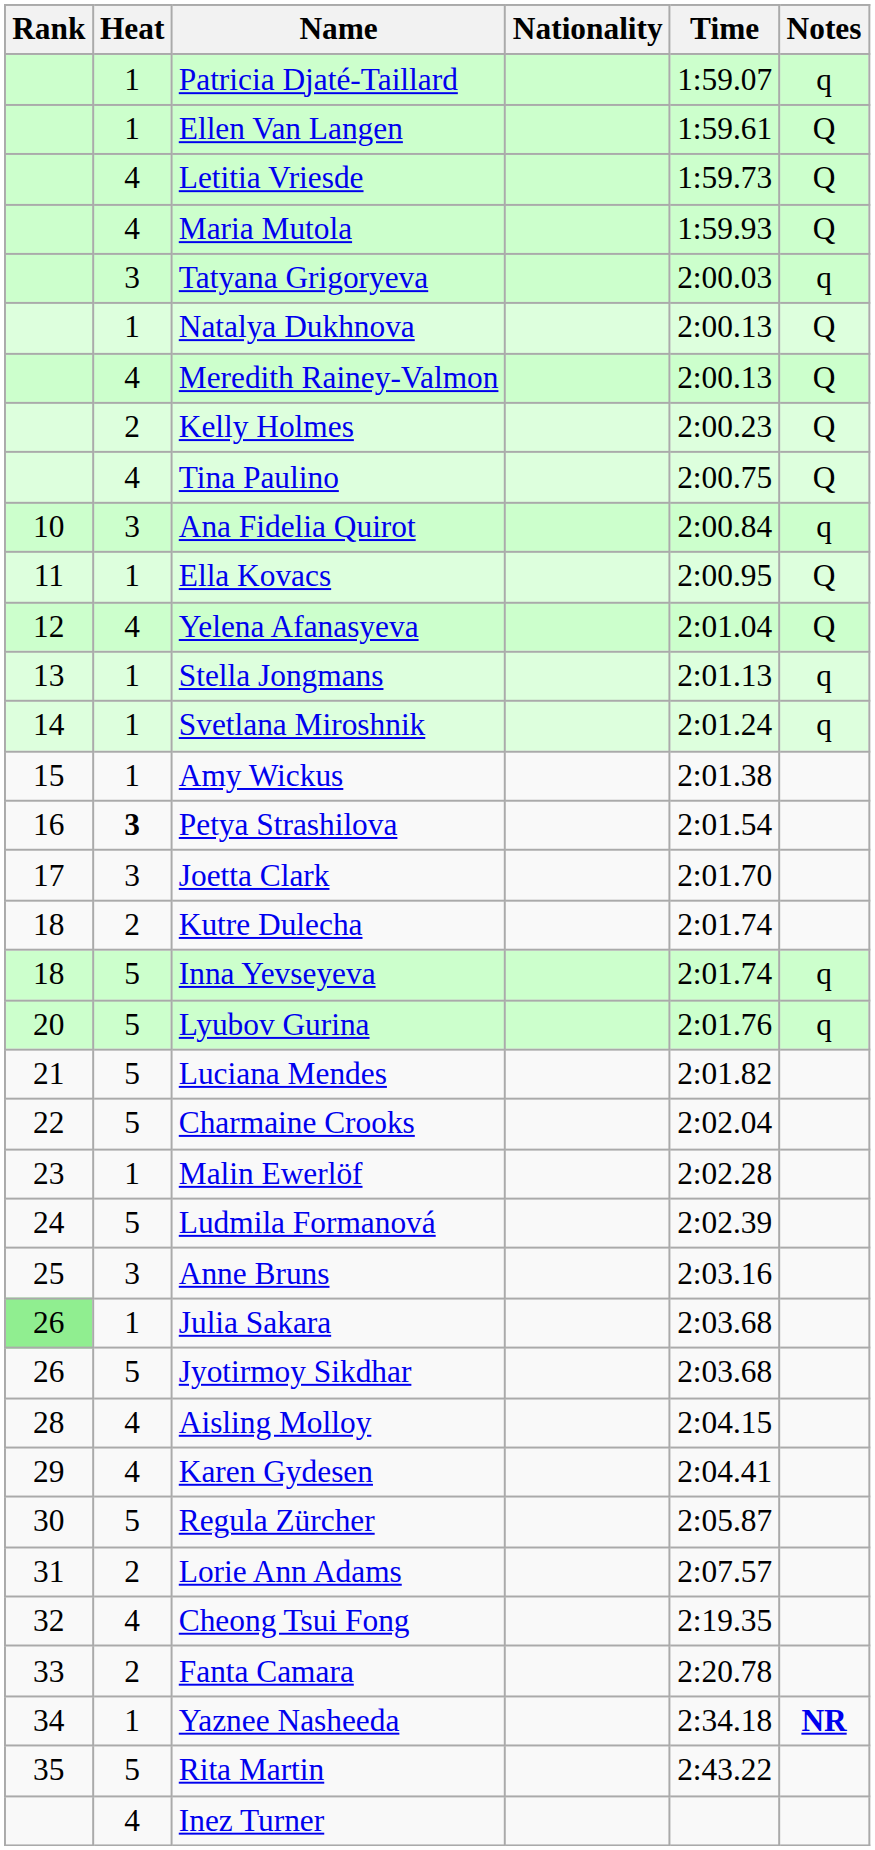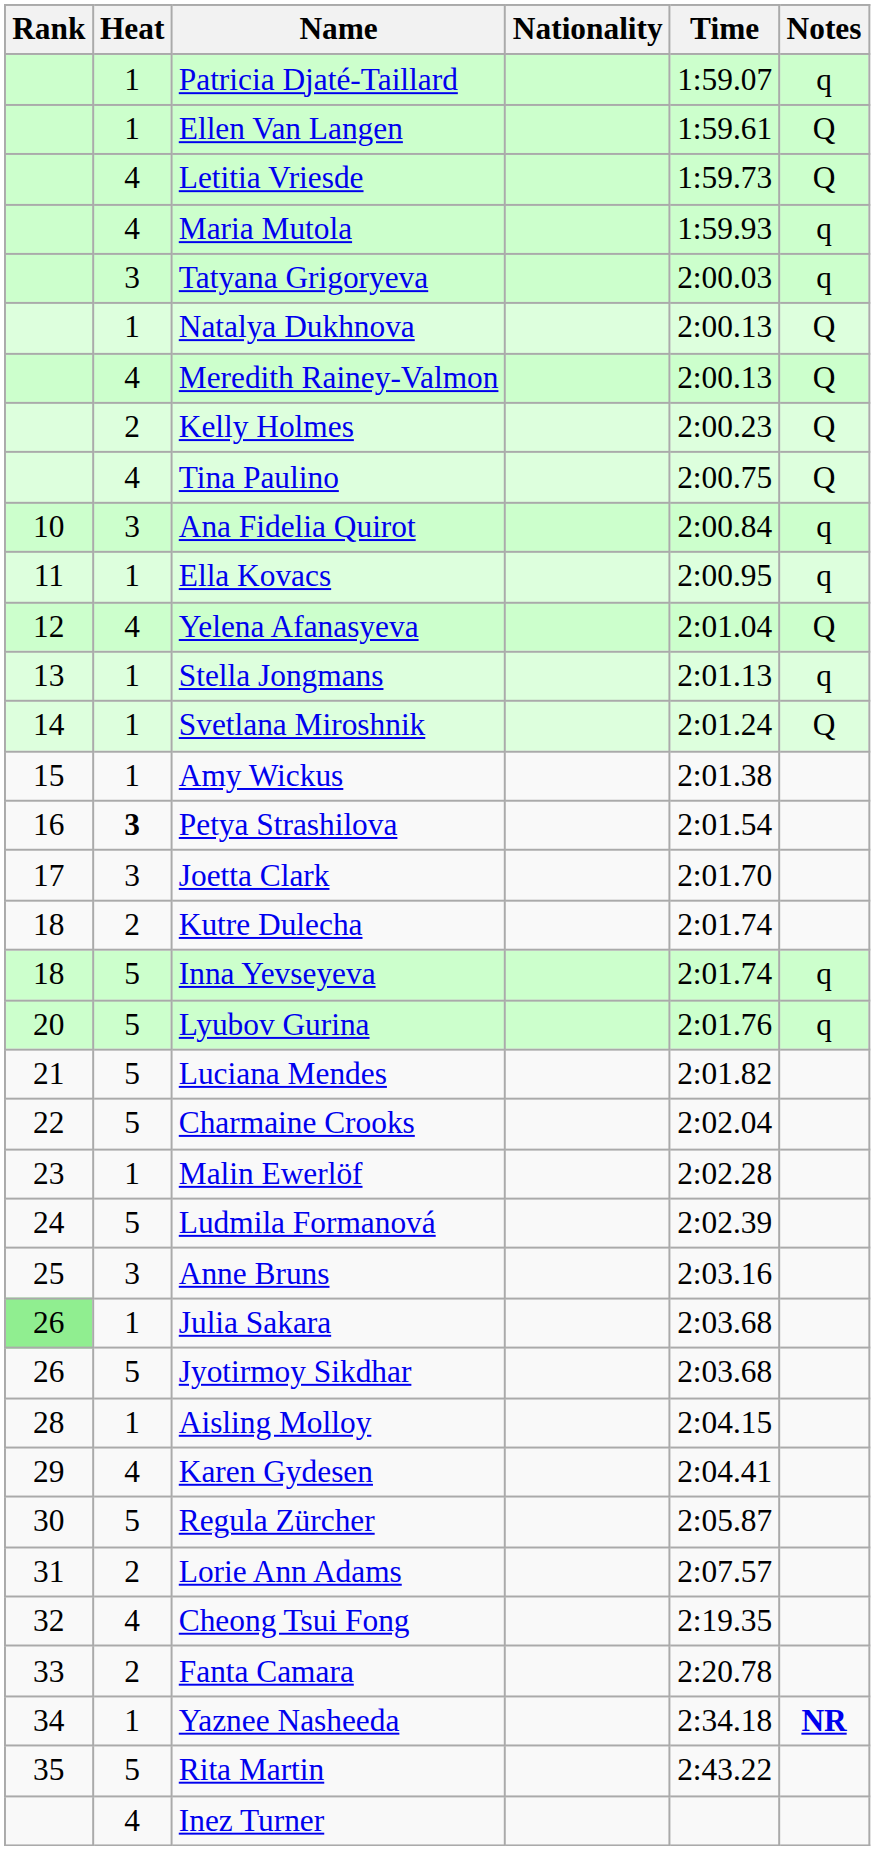(824, 228) Q -> (824, 228) q
(824, 576) Q -> (824, 576) q
(824, 725) q -> (824, 725) Q
(132, 1421) 4 -> (132, 1421) 1
